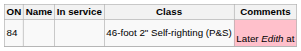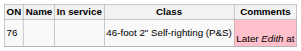(12, 33) 84 -> (12, 33) 76
